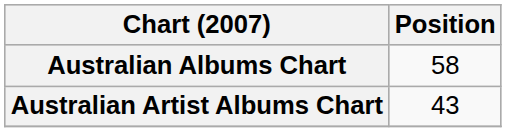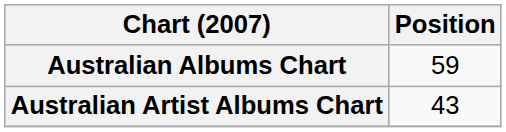(445, 65) 58 -> (445, 65) 59
